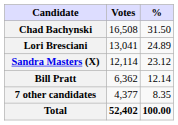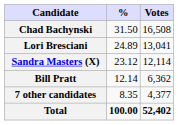columns swapped: (123, 12) <-> (157, 12)
